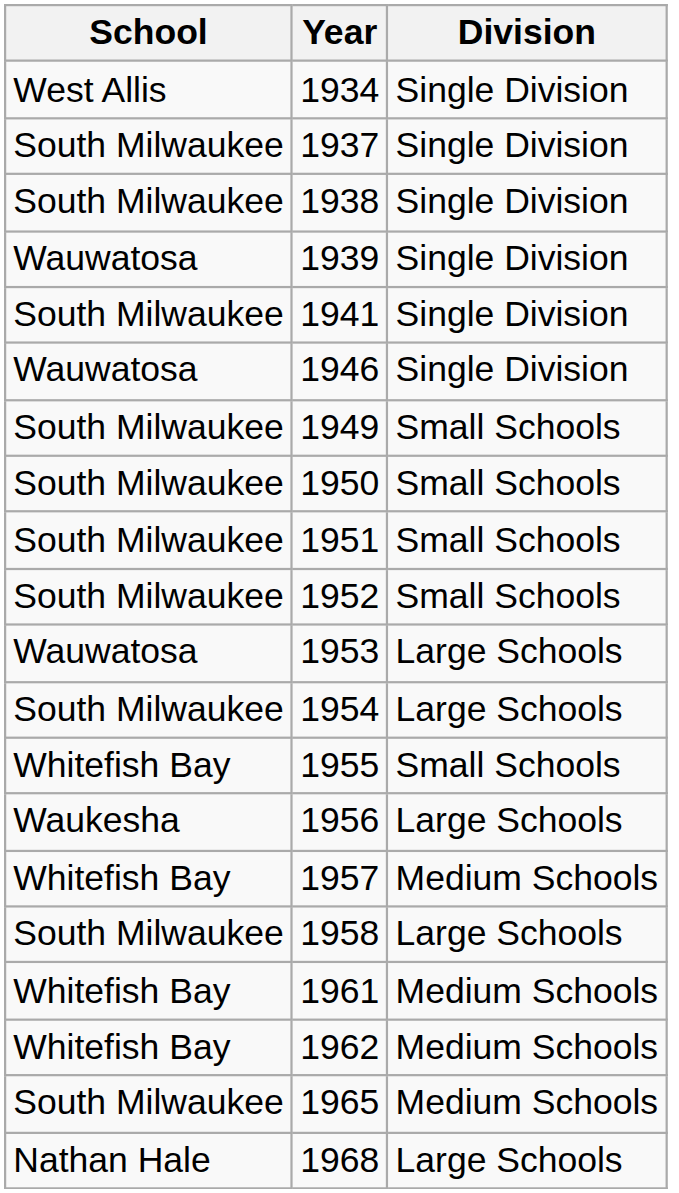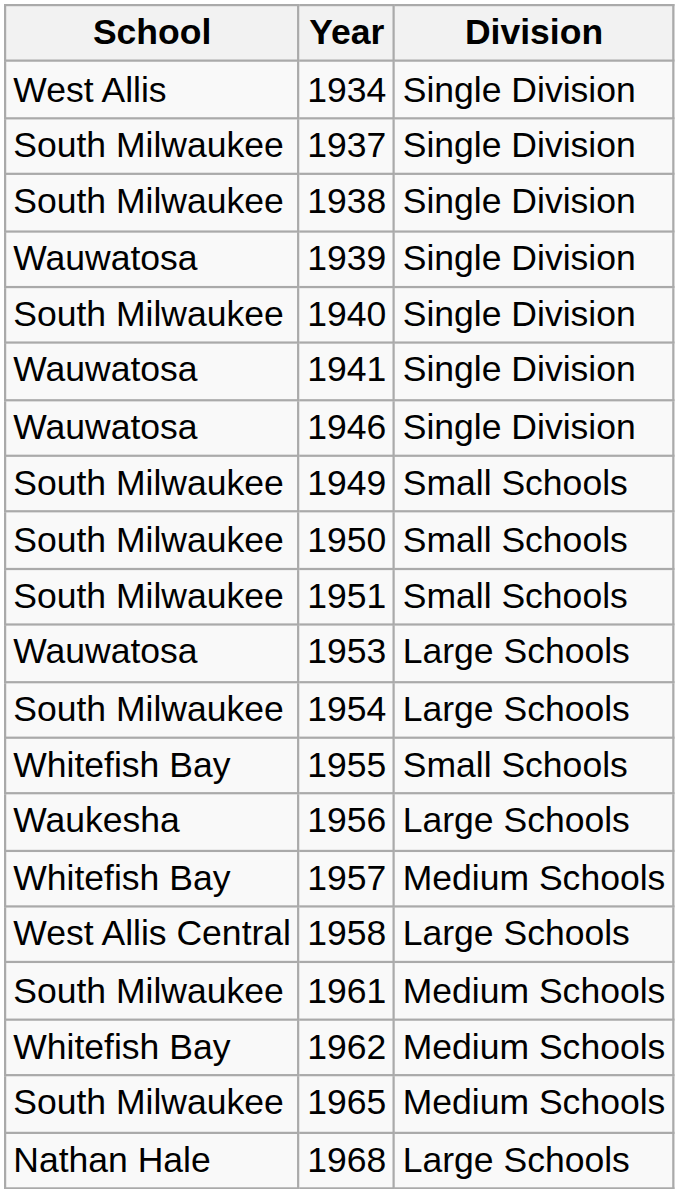+ row: (347, 314)
(149, 314) South Milwaukee -> (105, 370) Wauwatosa
- row: (340, 595)
(149, 933) South Milwaukee -> (152, 933) West Allis Central
(122, 990) Whitefish Bay -> (149, 990) South Milwaukee
